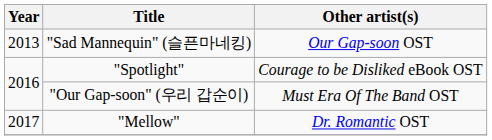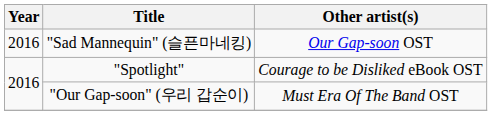(24, 43) 2013 -> (24, 43) 2016
- row: (149, 122)
